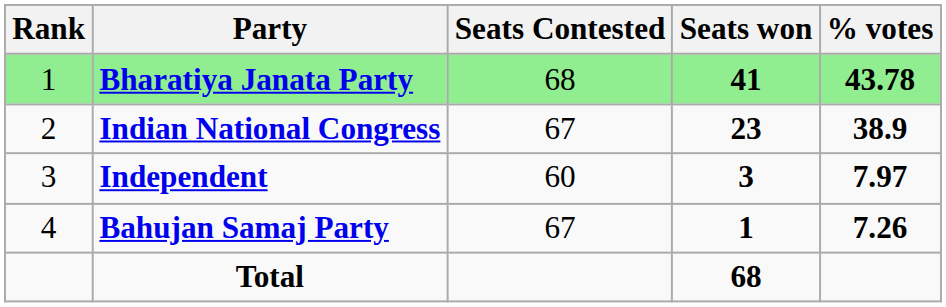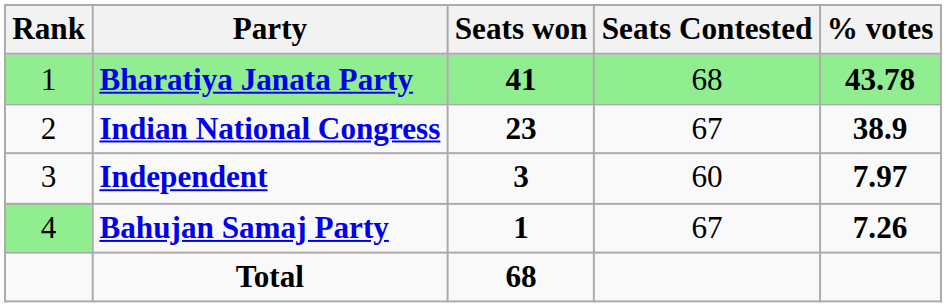columns swapped: (560, 29) <-> (746, 29)
(49, 227) no background -> (49, 227) lightgreen background
